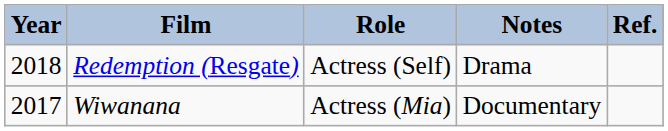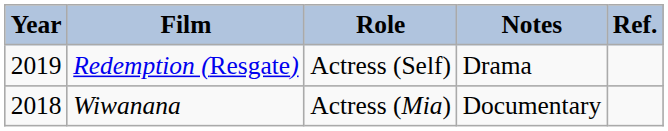(36, 65) 2018 -> (36, 65) 2019
(36, 105) 2017 -> (36, 105) 2018
